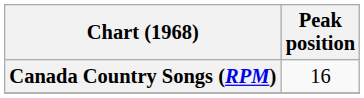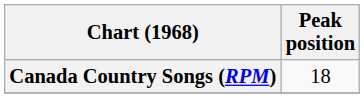(320, 76) 16 -> (320, 76) 18
